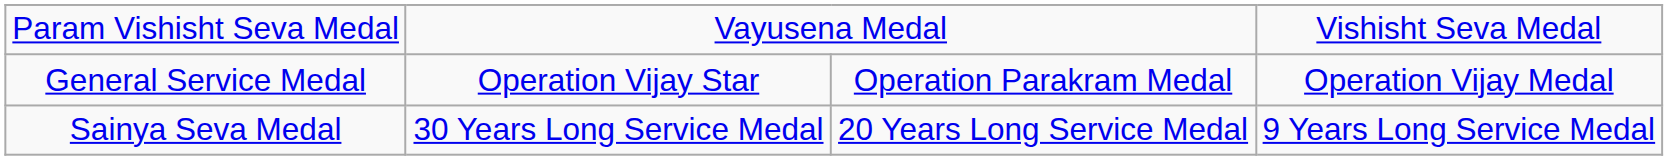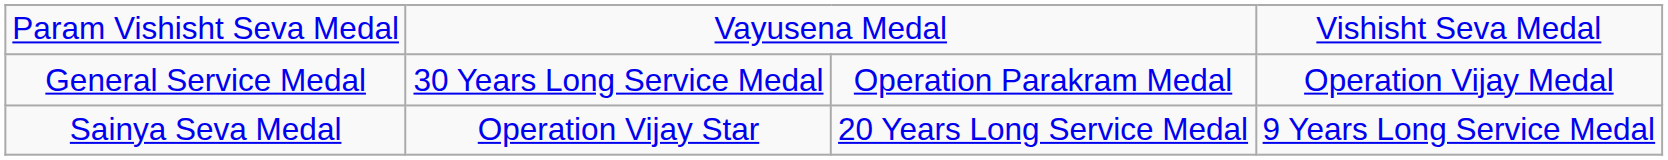(619, 79) Operation Vijay Star -> (619, 79) 30 Years Long Service Medal
(619, 129) 30 Years Long Service Medal -> (619, 129) Operation Vijay Star
